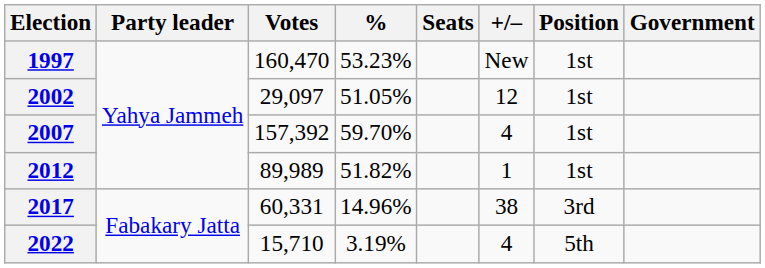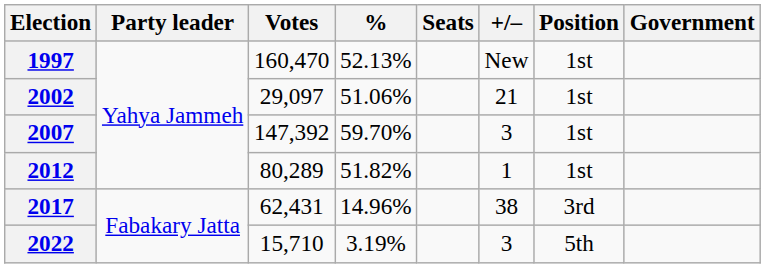(376, 59) 53.23% -> (376, 59) 52.13%
(376, 96) 51.05% -> (376, 96) 51.06%
(506, 96) 12 -> (506, 96) 21
(292, 133) 157,392 -> (292, 133) 147,392
(506, 133) 4 -> (506, 133) 3
(292, 170) 89,989 -> (292, 170) 80,289
(292, 206) 60,331 -> (292, 206) 62,431
(506, 243) 4 -> (506, 243) 3
